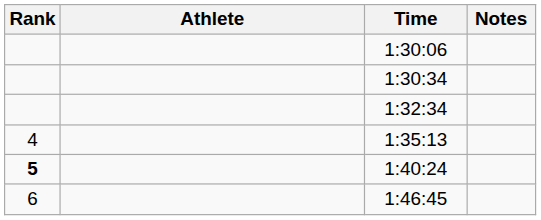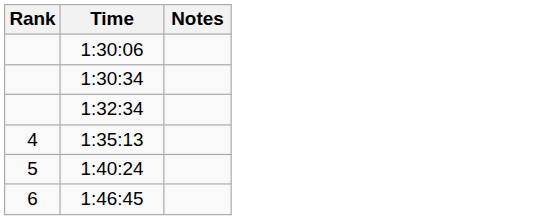- column: (212, 19)
(33, 169) bold -> (33, 169) normal
